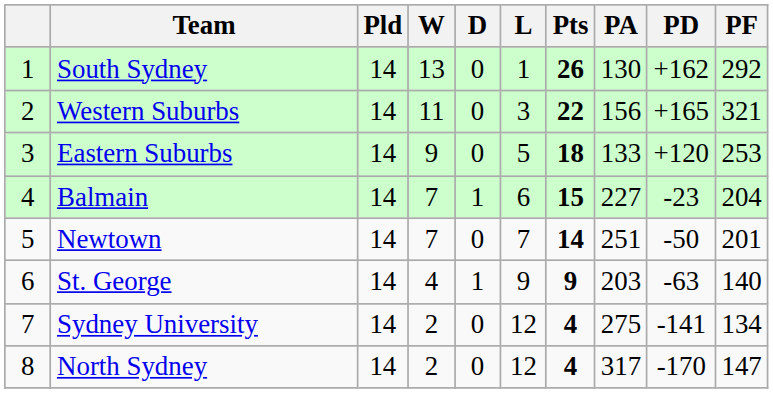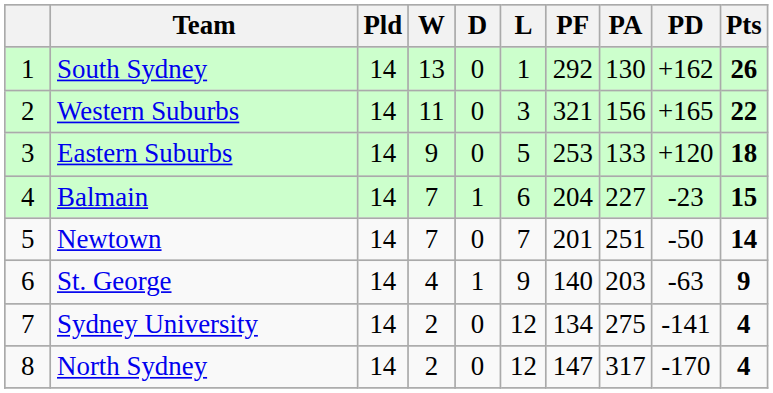columns swapped: (742, 25) <-> (571, 25)
